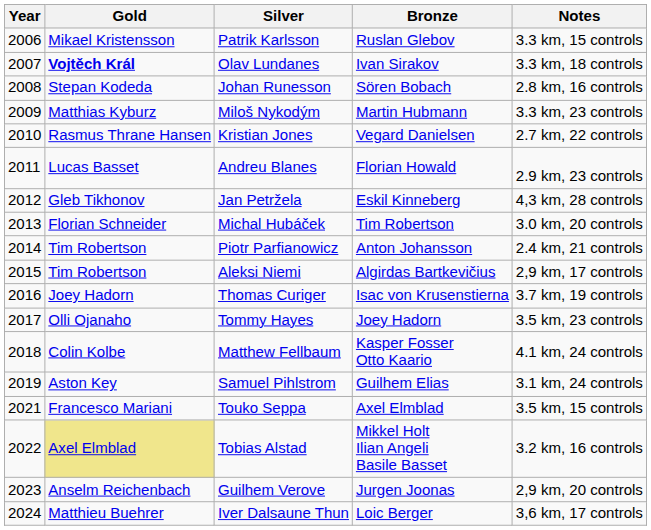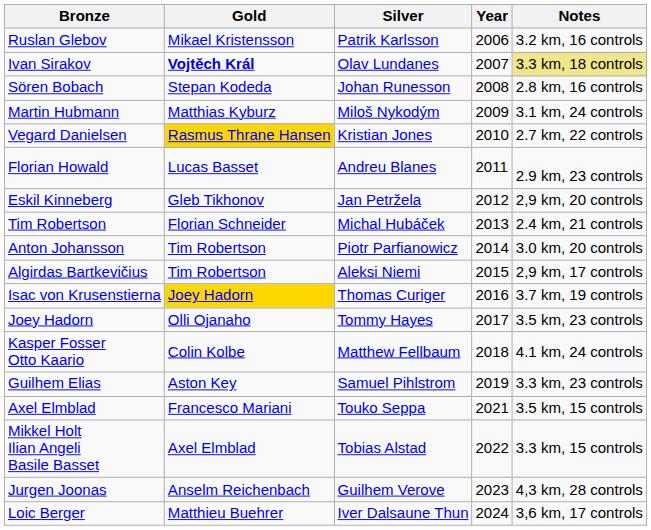columns swapped: (25, 16) <-> (432, 16)
(579, 40) 3.3 km, 15 controls -> (579, 40) 3.2 km, 16 controls
(579, 64) no background -> (579, 64) khaki background
(579, 111) 3.3 km, 23 controls -> (579, 111) 3.1 km, 24 controls
(130, 135) no background -> (249, 135) gold background
(579, 200) 4,3 km, 28 controls -> (579, 200) 2,9 km, 20 controls
(579, 224) 3.0 km, 20 controls -> (579, 224) 2.4 km, 21 controls
(579, 248) 2.4 km, 21 controls -> (579, 248) 3.0 km, 20 controls
(91, 295) no background -> (210, 295) gold background
(579, 384) 3.1 km, 24 controls -> (579, 384) 3.3 km, 23 controls
(92, 448) khaki background -> (212, 448) no background
(579, 448) 3.2 km, 16 controls -> (579, 448) 3.3 km, 15 controls
(579, 489) 2,9 km, 20 controls -> (579, 489) 4,3 km, 28 controls
